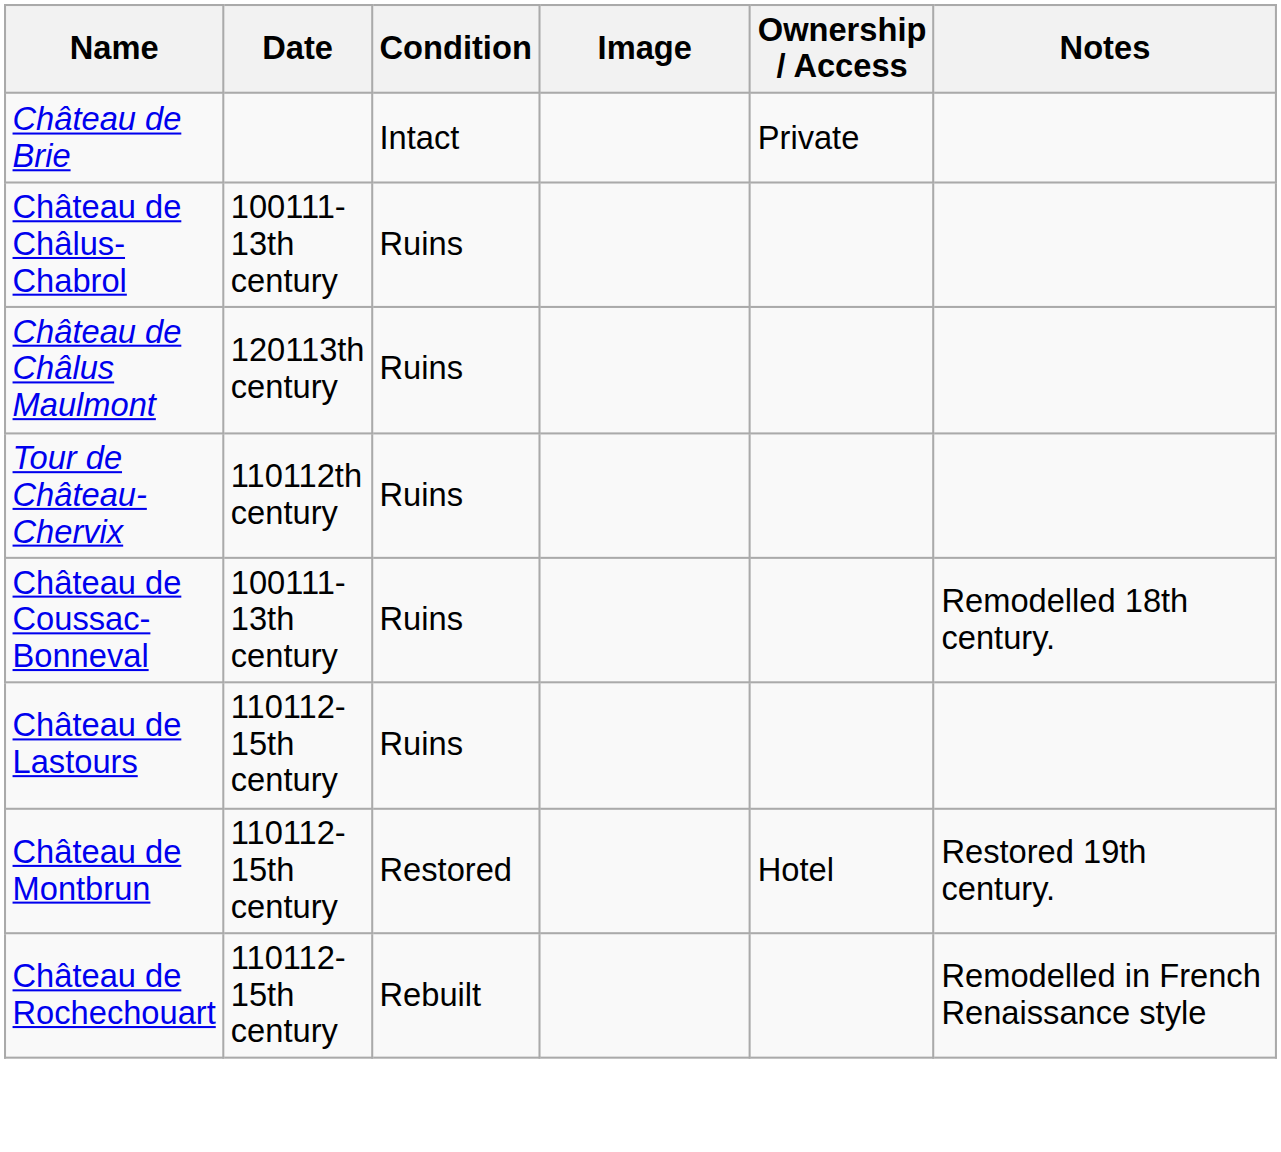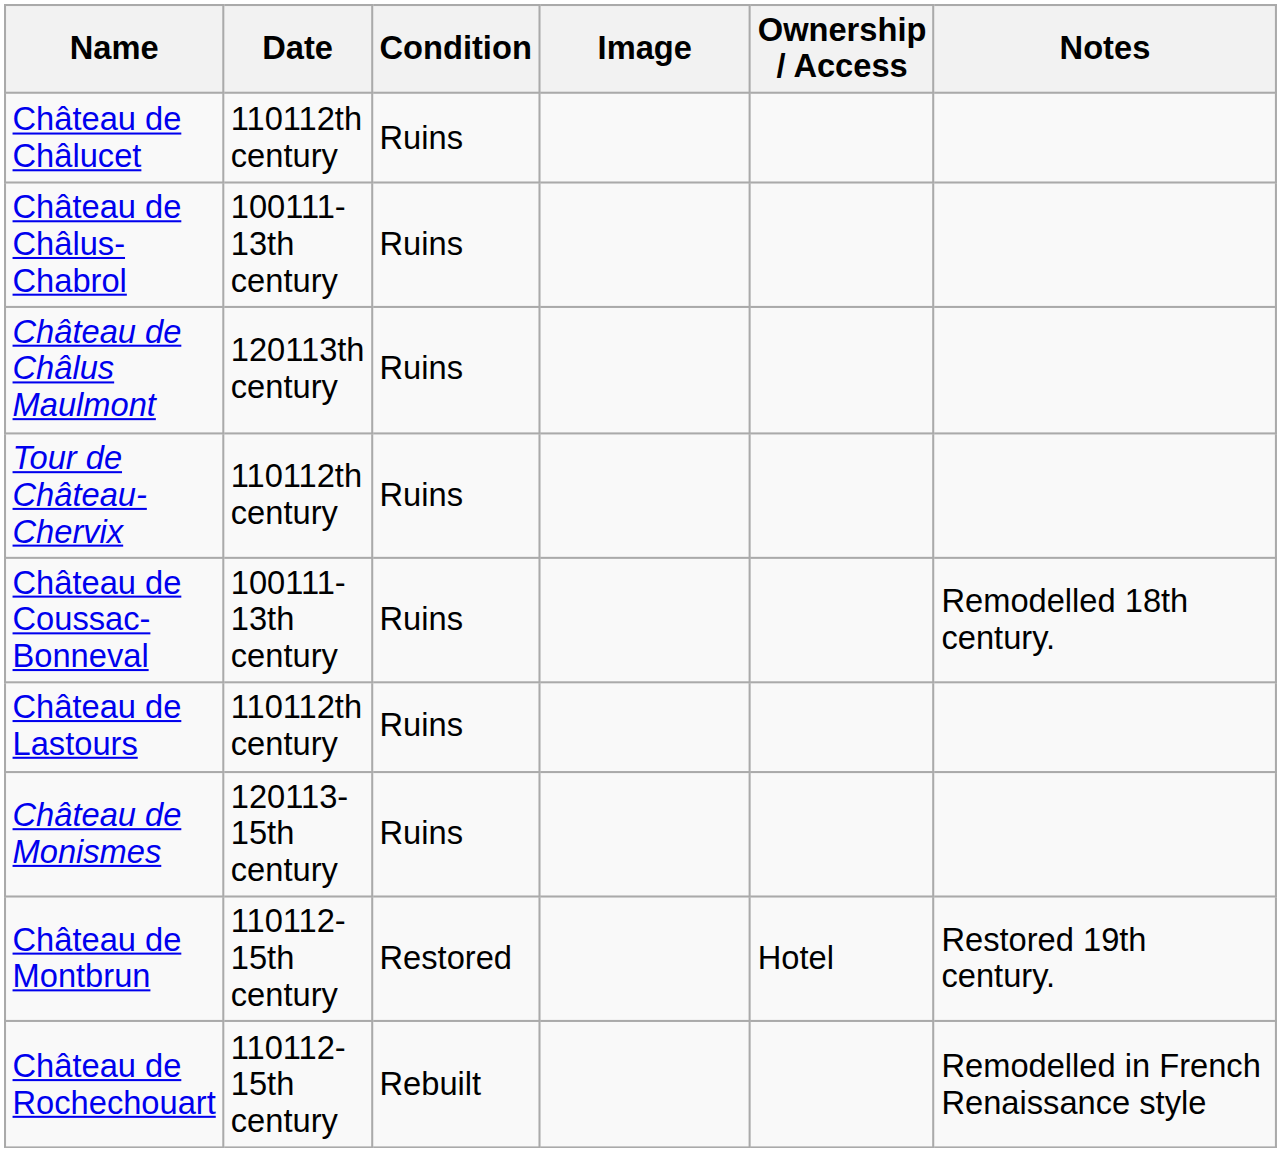- row: (97, 137)
+ row: (97, 137)
(288, 744) 110112-15th century -> (296, 726) 110112th century
+ row: (97, 833)
